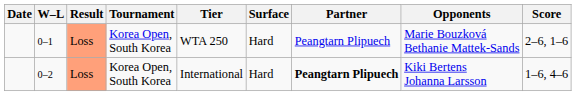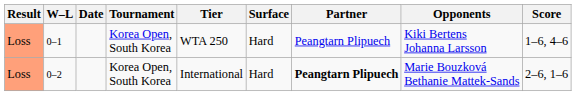columns swapped: (87, 14) <-> (20, 14)
(462, 40) Marie Bouzková Bethanie Mattek-Sands -> (445, 40) Kiki Bertens Johanna Larsson
(547, 40) 2–6, 1–6 -> (547, 40) 1–6, 4–6
(445, 74) Kiki Bertens Johanna Larsson -> (462, 74) Marie Bouzková Bethanie Mattek-Sands
(547, 74) 1–6, 4–6 -> (547, 74) 2–6, 1–6
